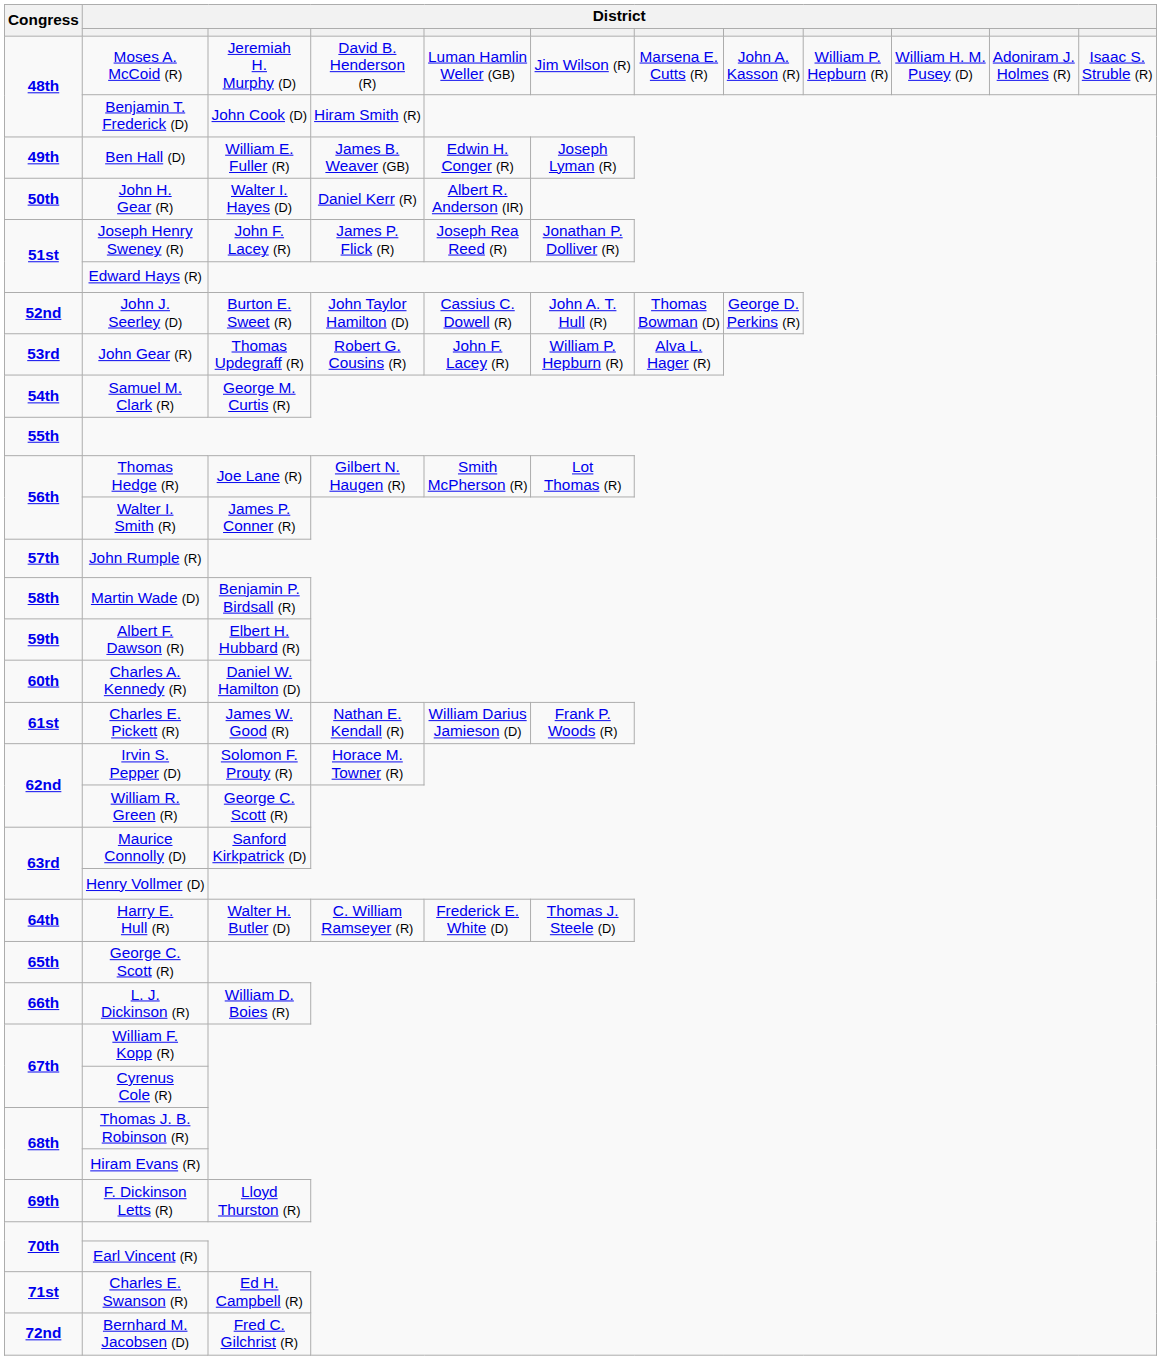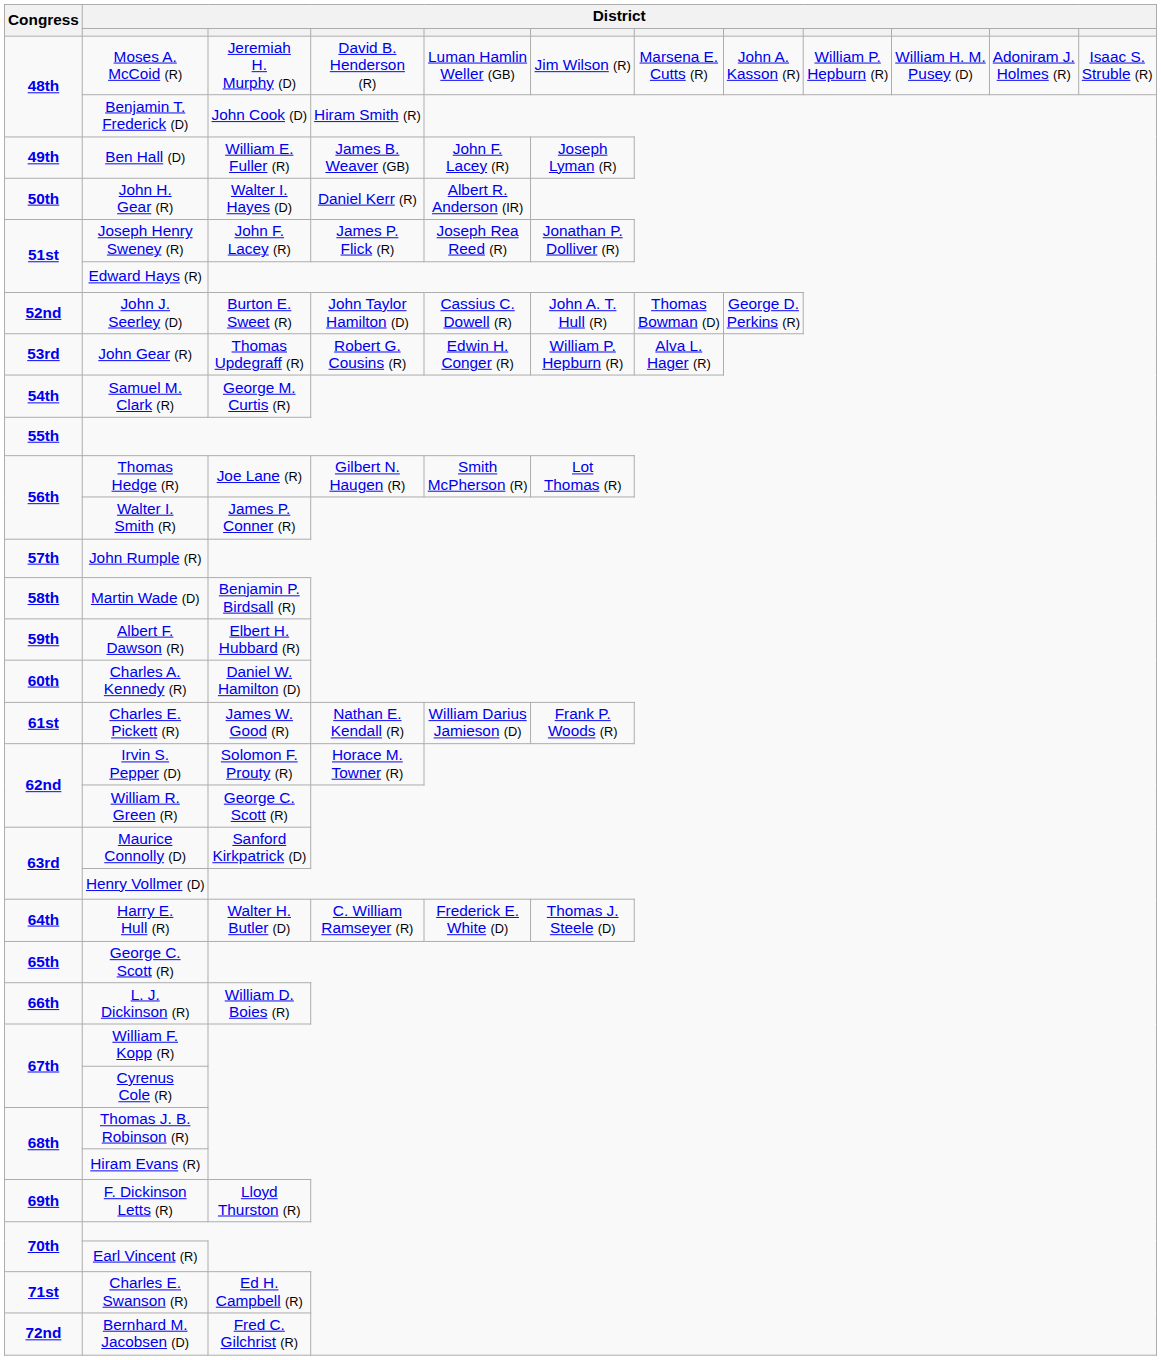(478, 157) Edwin H. Conger (R) -> (478, 157) John F. Lacey (R)
(478, 354) John F. Lacey (R) -> (478, 354) Edwin H. Conger (R)
